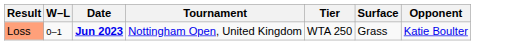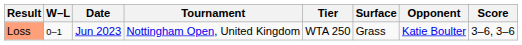+ column: (493, 13)
(99, 31) bold -> (98, 31) normal
